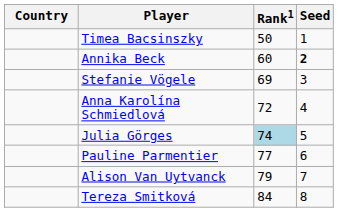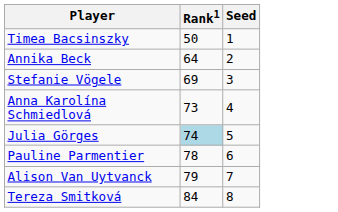- column: (41, 16)
(265, 59) 60 -> (191, 59) 64
(304, 59) bold -> (230, 59) normal
(265, 107) 72 -> (191, 107) 73
(265, 156) 77 -> (191, 156) 78
